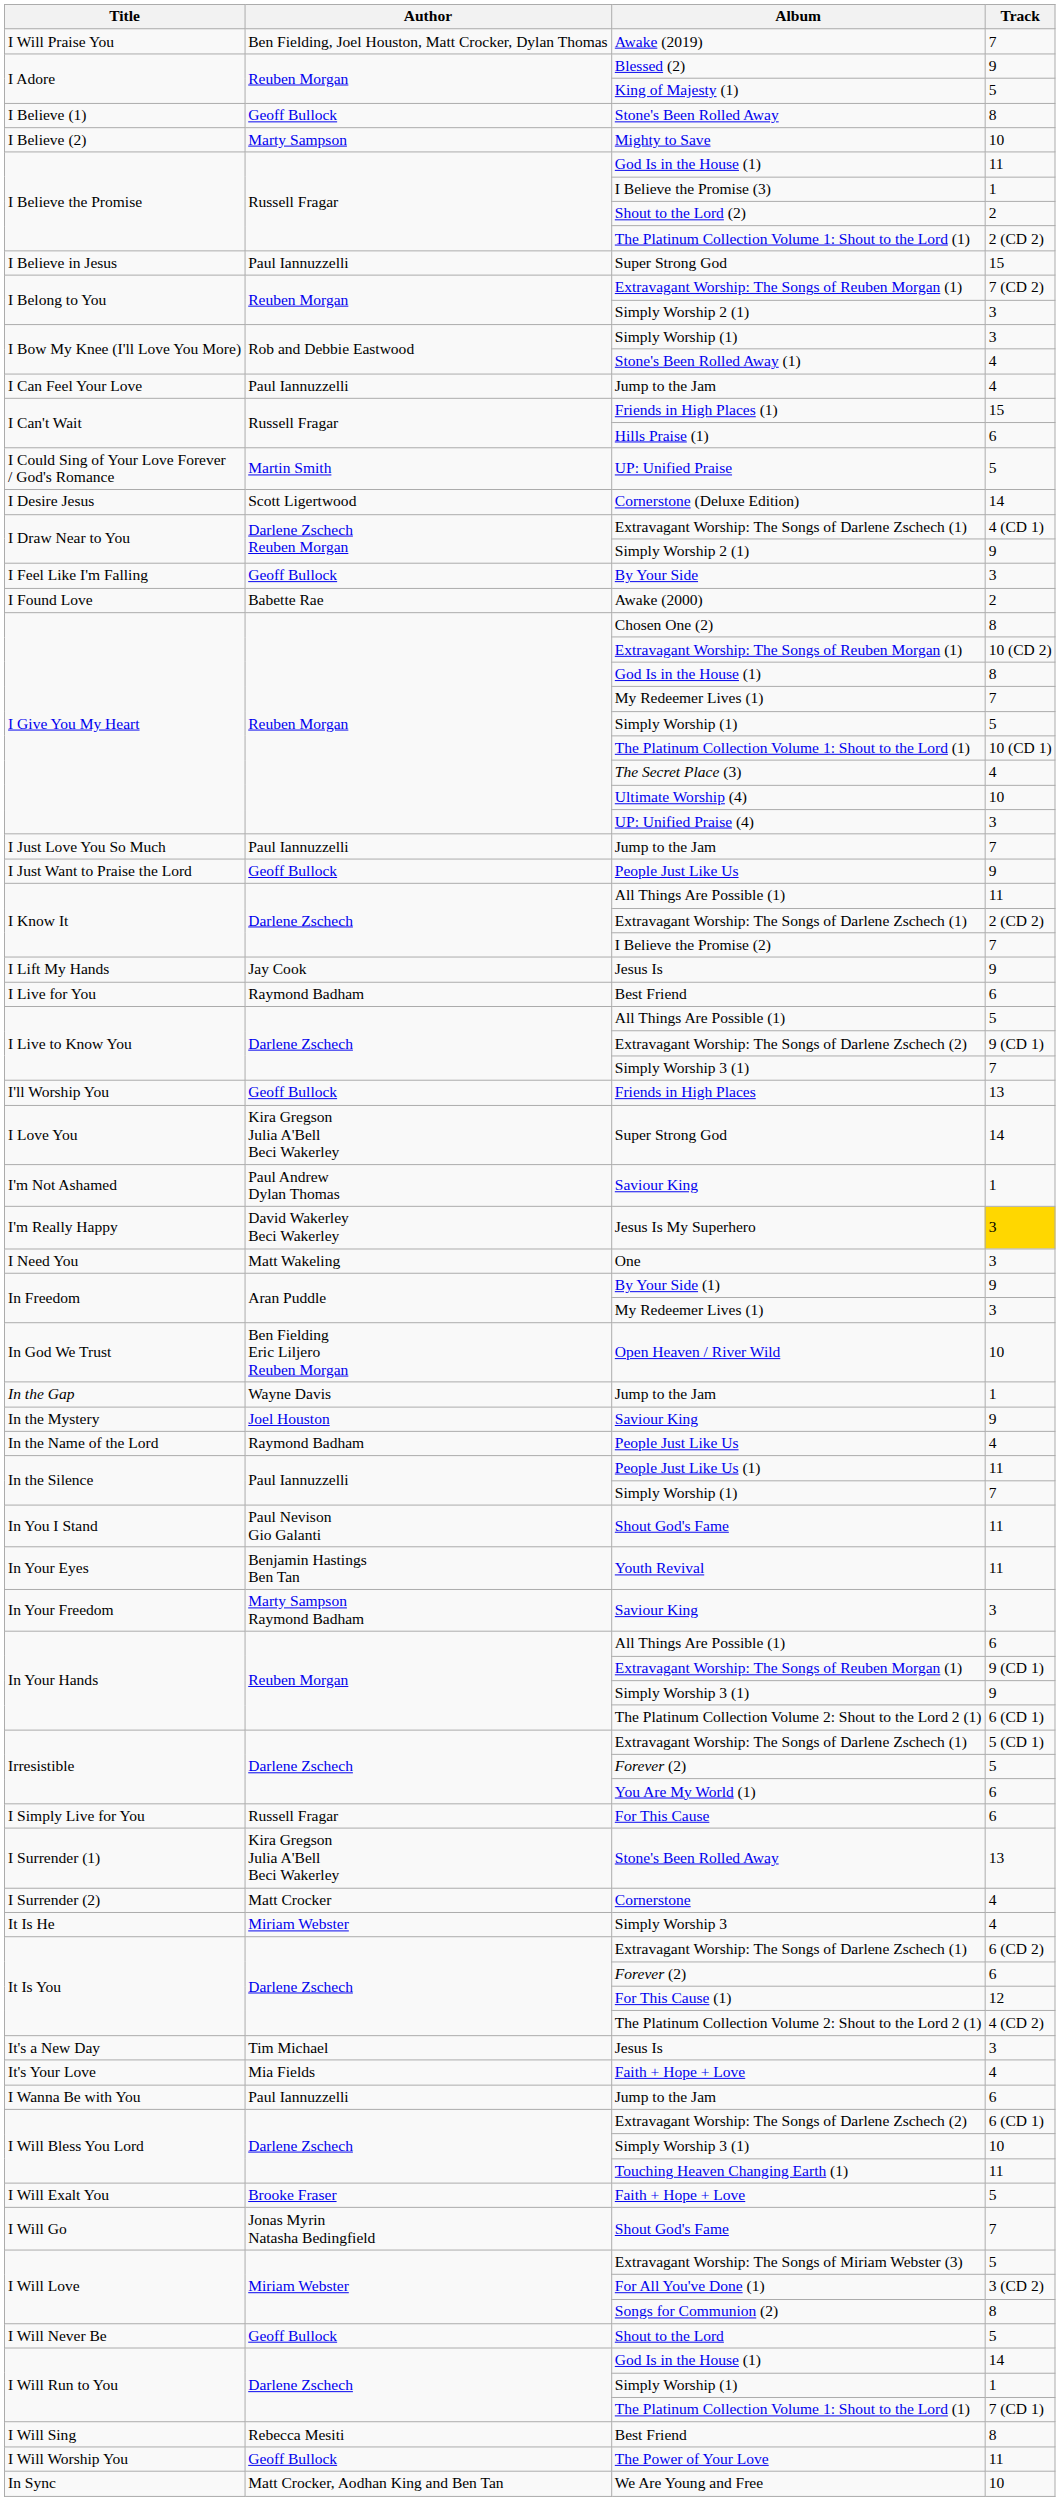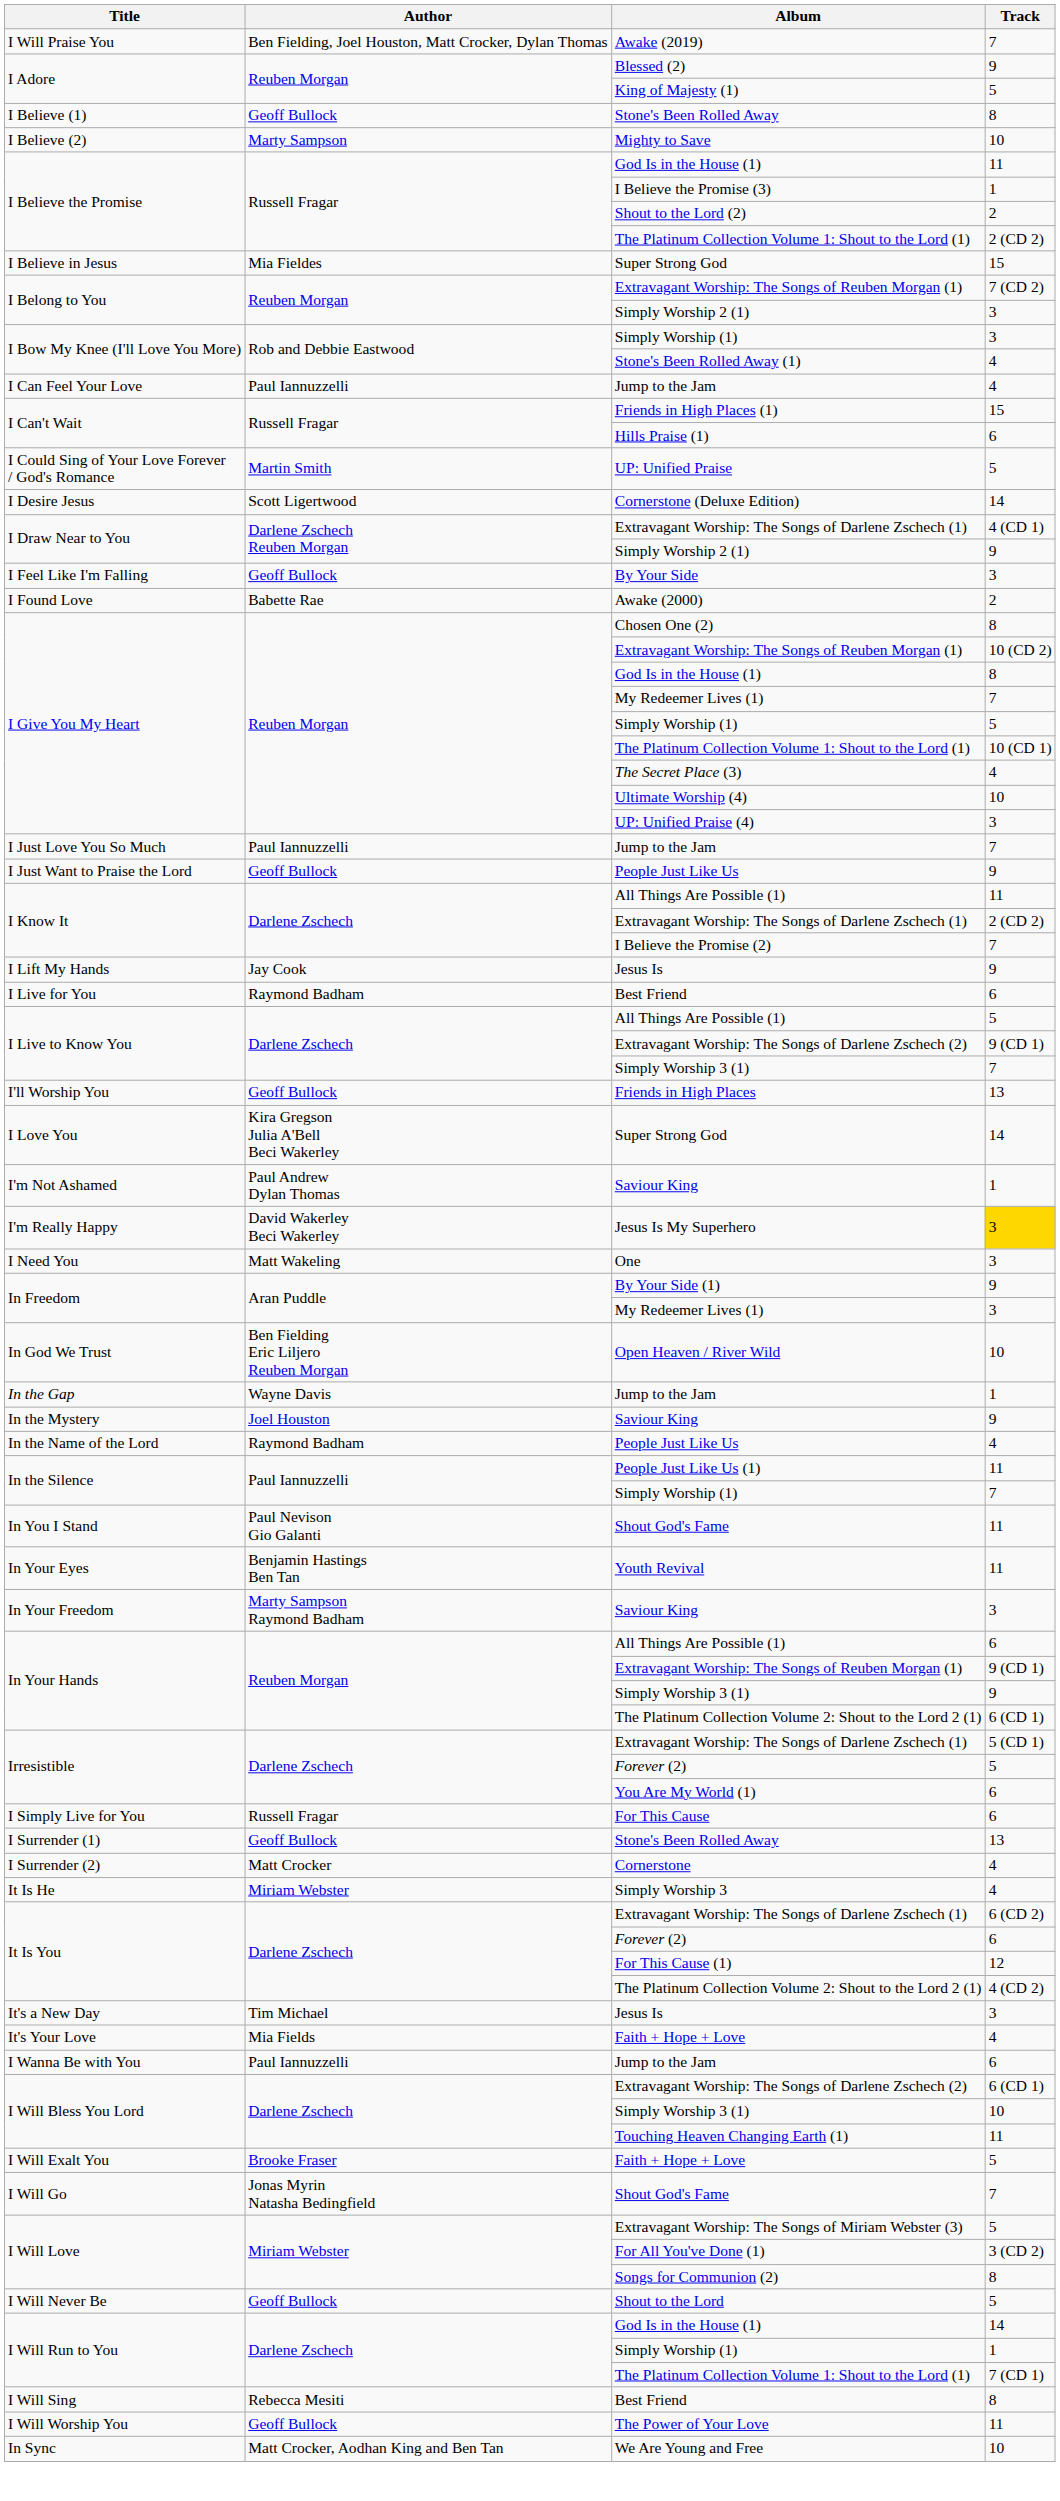(298, 262) Paul Iannuzzelli -> (285, 262) Mia Fieldes
(294, 1857) Kira Gregson Julia A'Bell Beci Wakerley -> (293, 1840) Geoff Bullock
